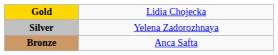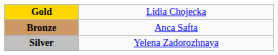rows swapped: (41, 27) <-> (41, 43)
